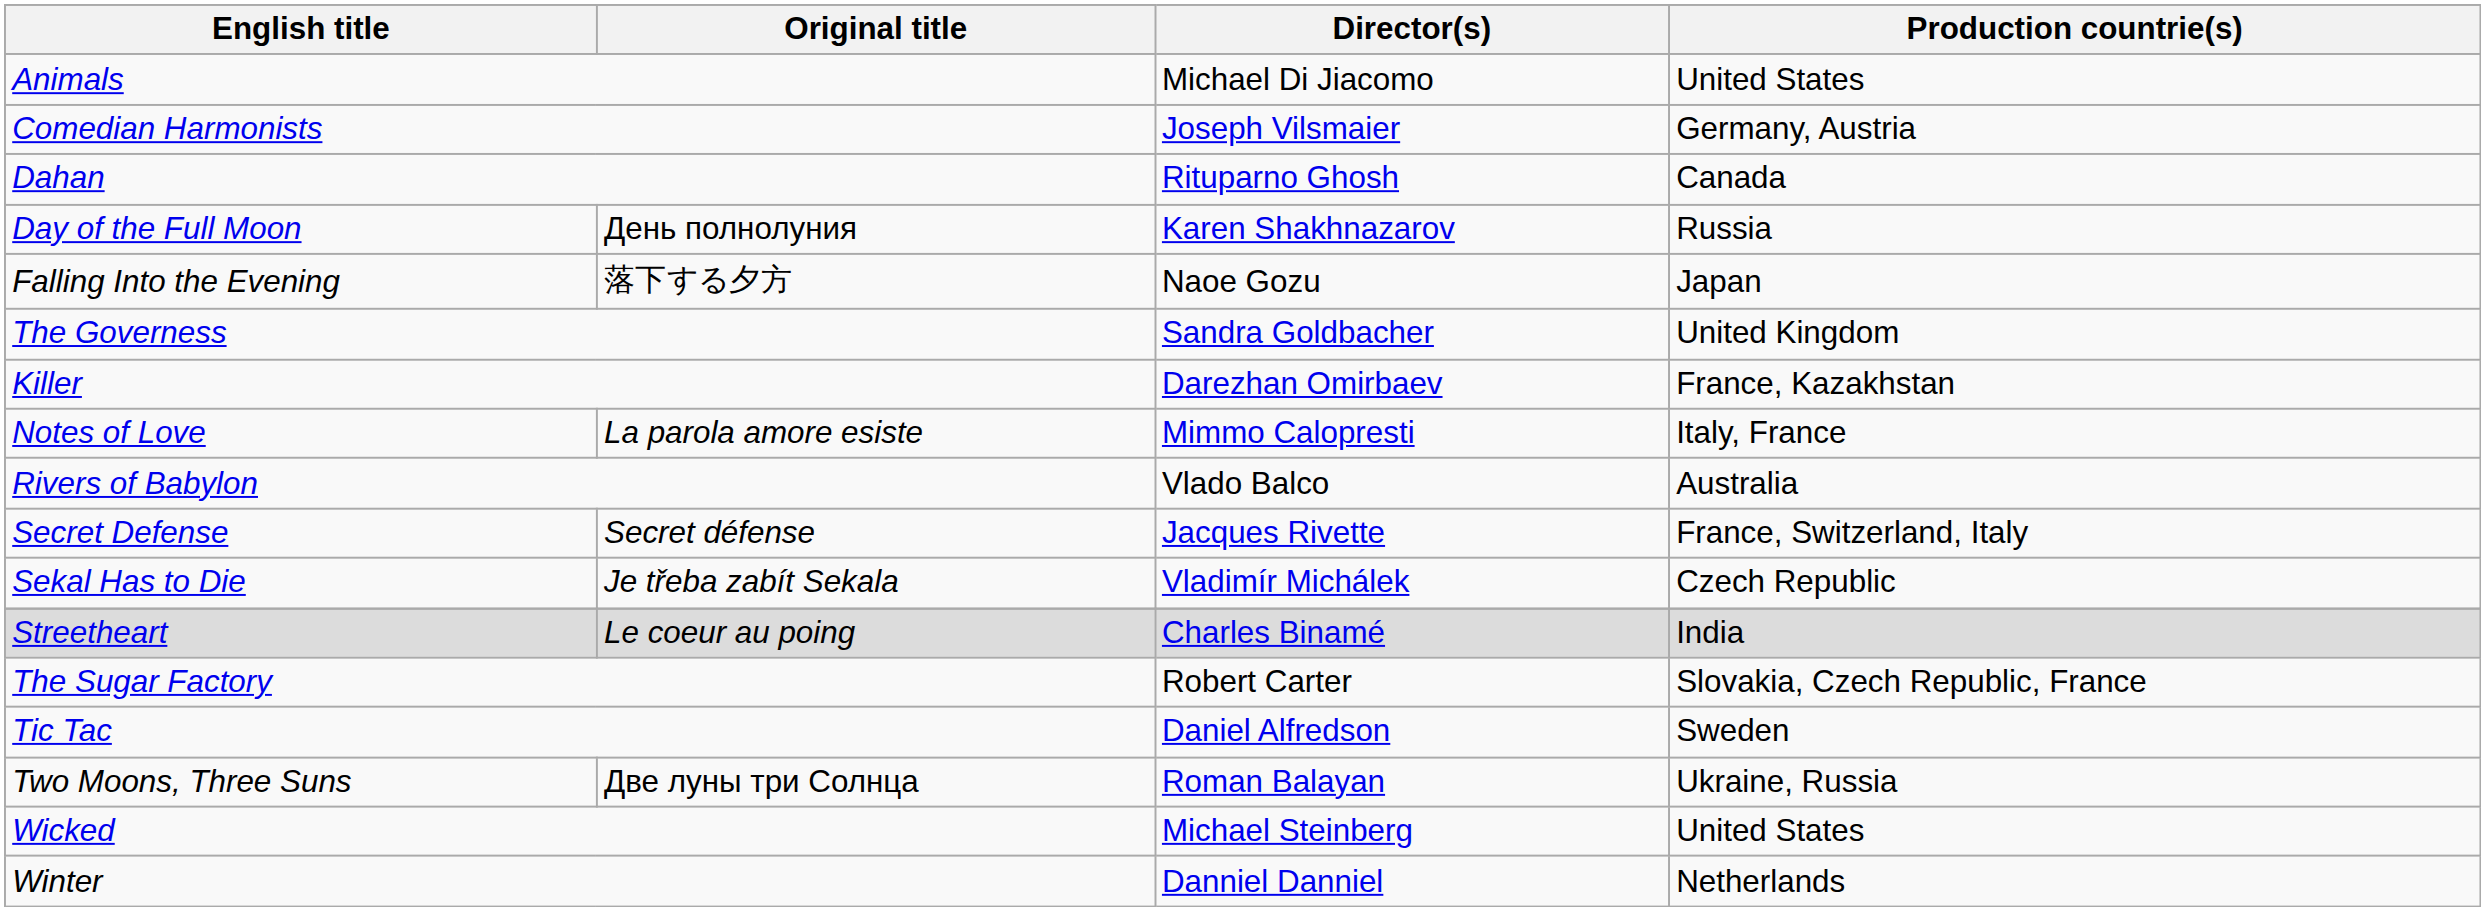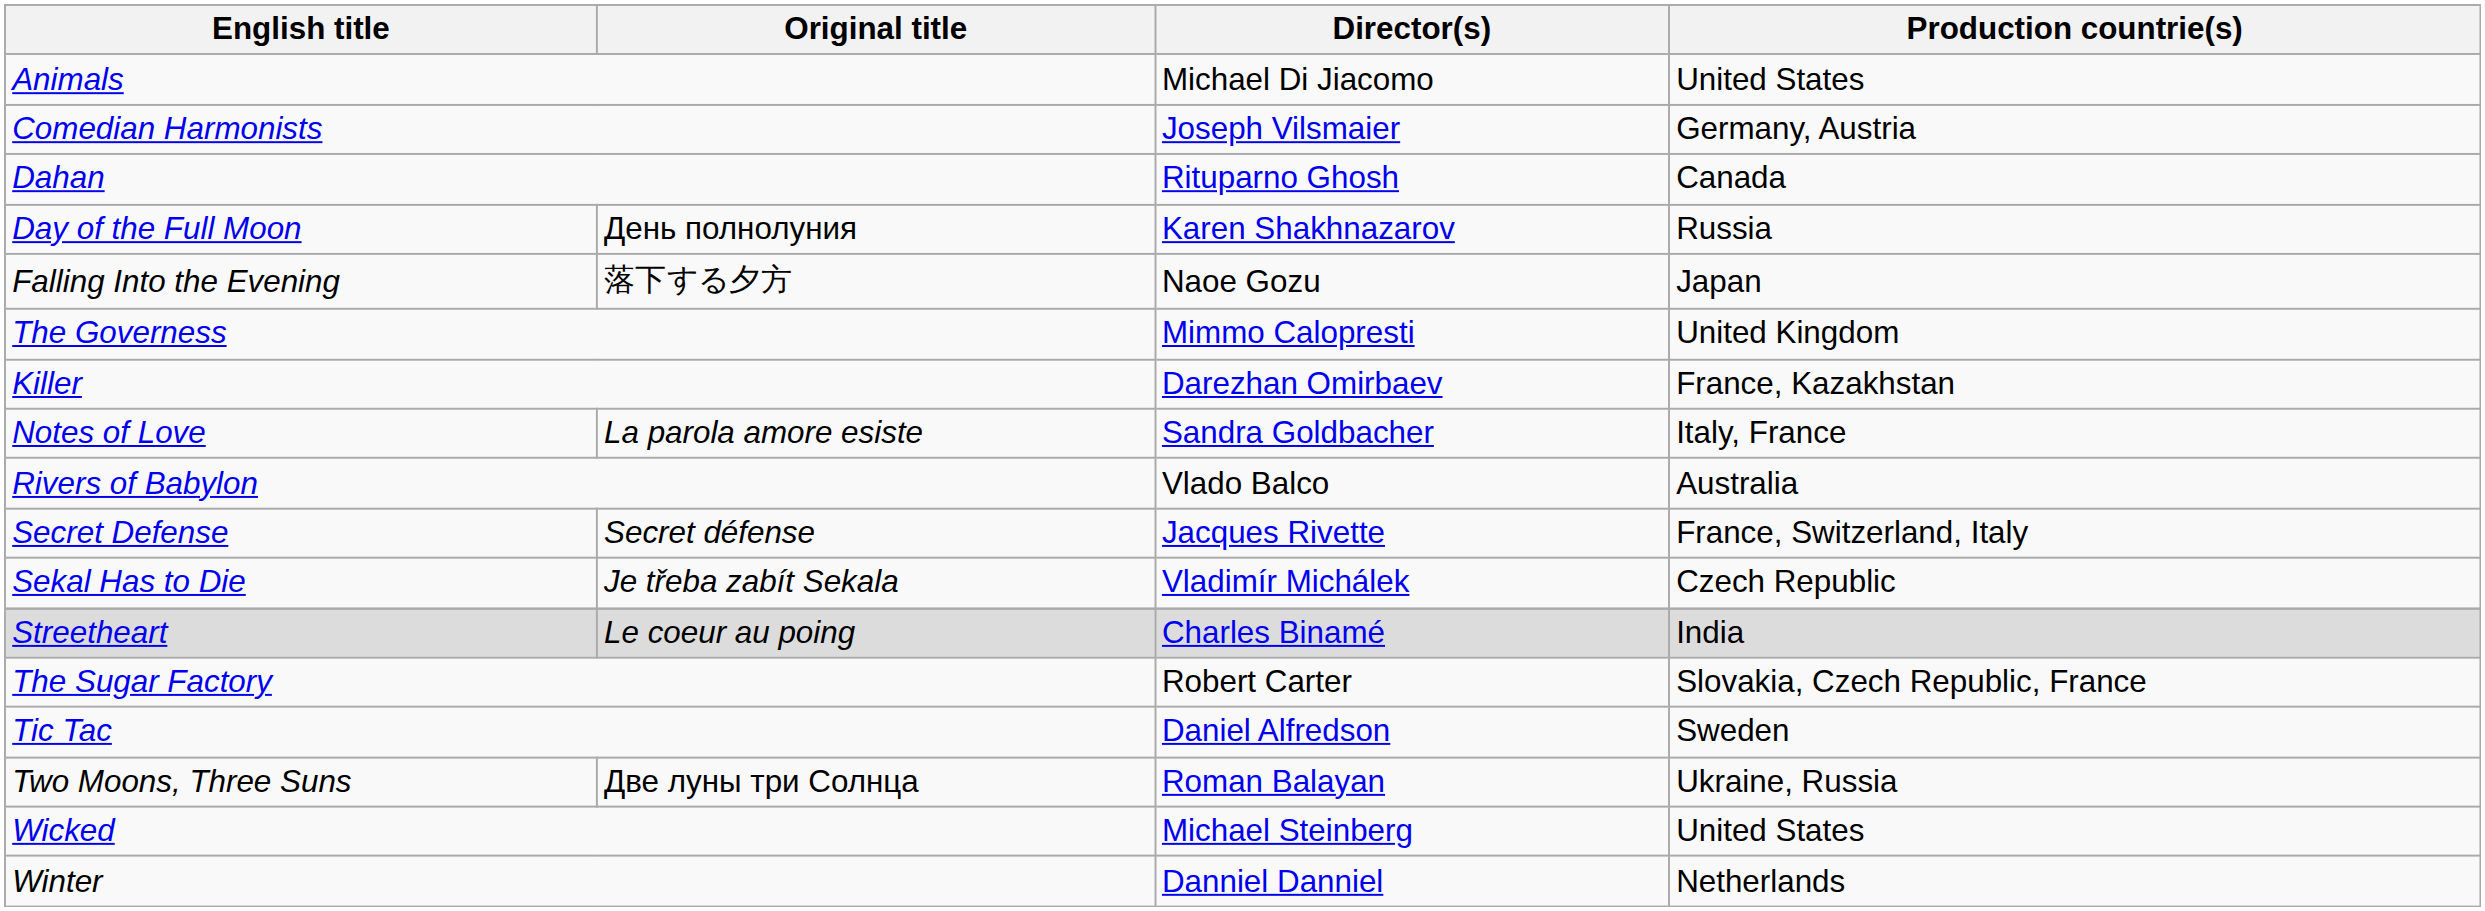(1298, 333) Sandra Goldbacher -> (1288, 333) Mimmo Calopresti
(1288, 433) Mimmo Calopresti -> (1298, 433) Sandra Goldbacher
